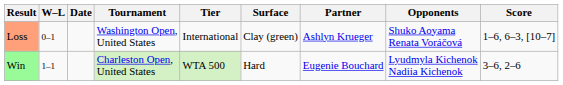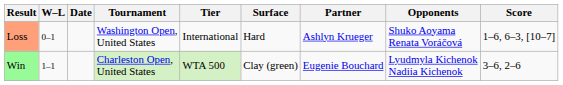(271, 36) Clay (green) -> (254, 36) Hard
(254, 65) Hard -> (271, 65) Clay (green)
